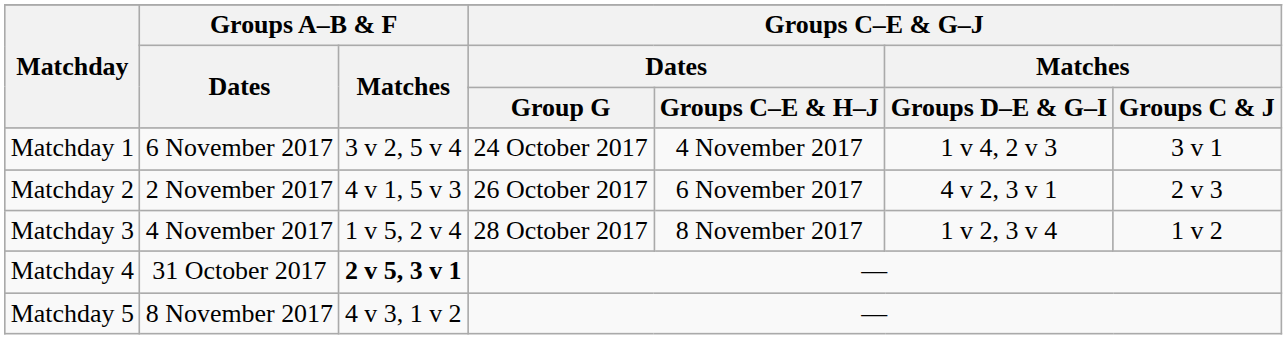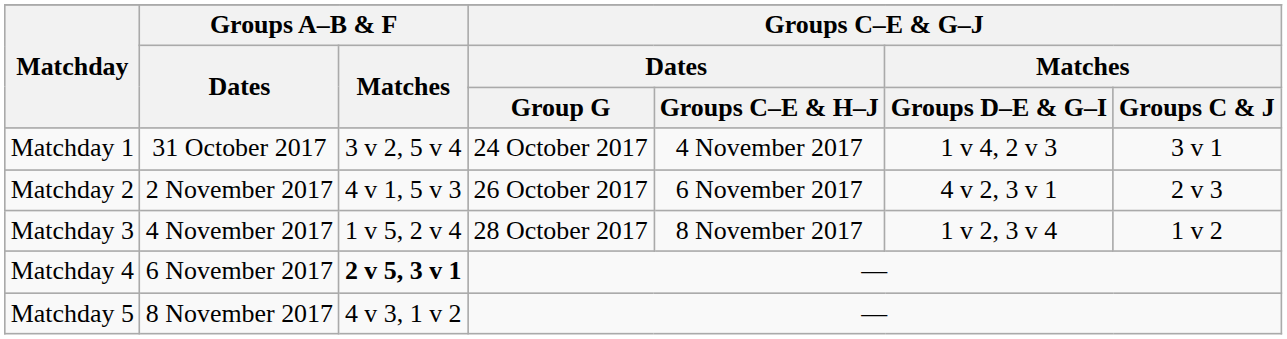(239, 148) 6 November 2017 -> (239, 148) 31 October 2017
(239, 271) 31 October 2017 -> (239, 271) 6 November 2017
